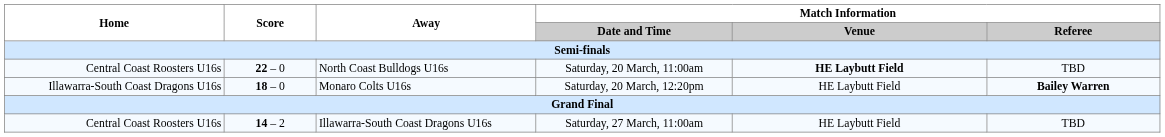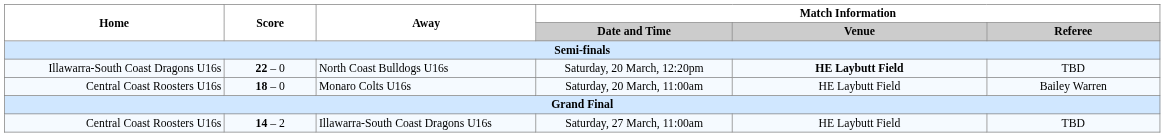(154, 68) Central Coast Roosters U16s -> (135, 68) Illawarra-South Coast Dragons U16s
(634, 68) Saturday, 20 March, 11:00am -> (634, 68) Saturday, 20 March, 12:20pm
(135, 86) Illawarra-South Coast Dragons U16s -> (154, 86) Central Coast Roosters U16s
(634, 86) Saturday, 20 March, 12:20pm -> (634, 86) Saturday, 20 March, 11:00am
(1073, 86) bold -> (1073, 86) normal
